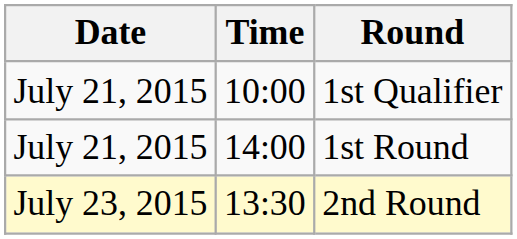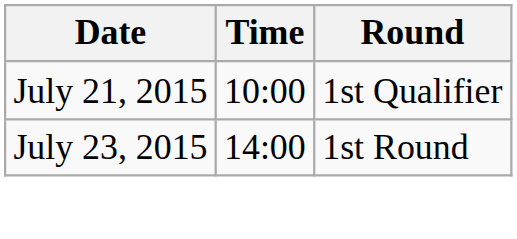(110, 146) July 21, 2015 -> (110, 146) July 23, 2015
- row: (401, 203)
